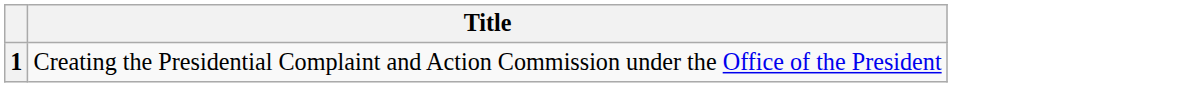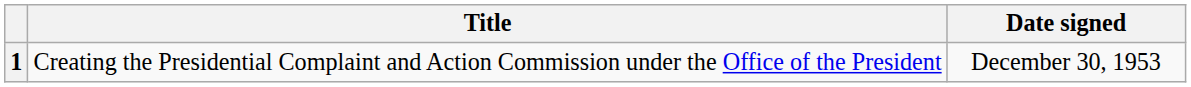+ column: (1066, 23)
